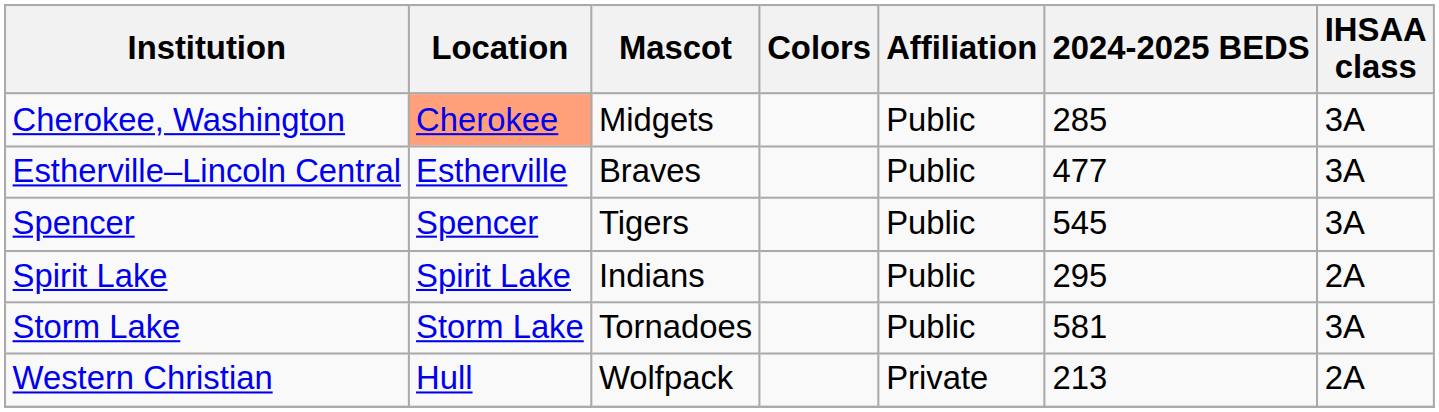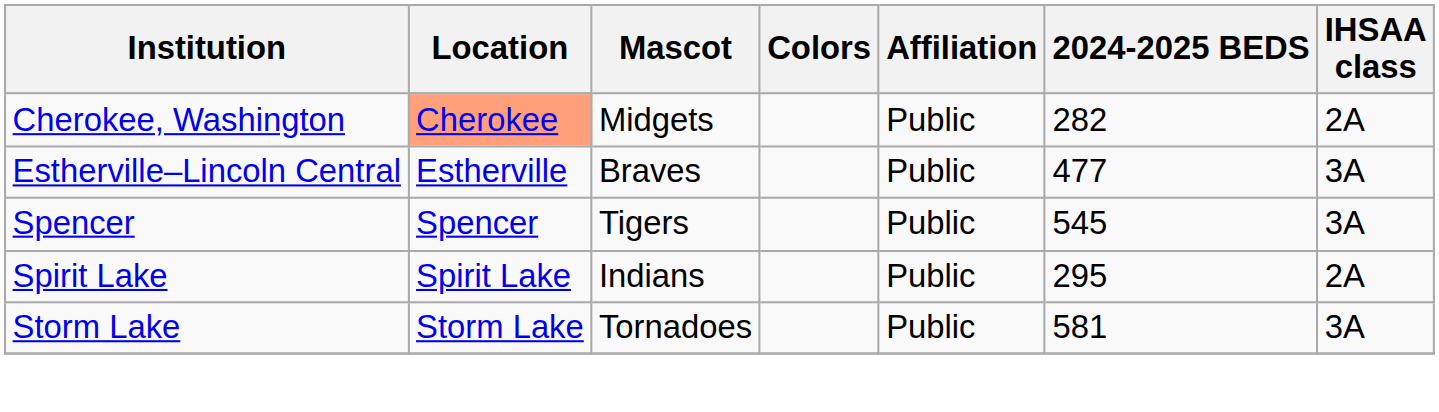(1080, 119) 285 -> (1080, 119) 282
(1345, 119) 3A -> (1345, 119) 2A
- row: (143, 379)
